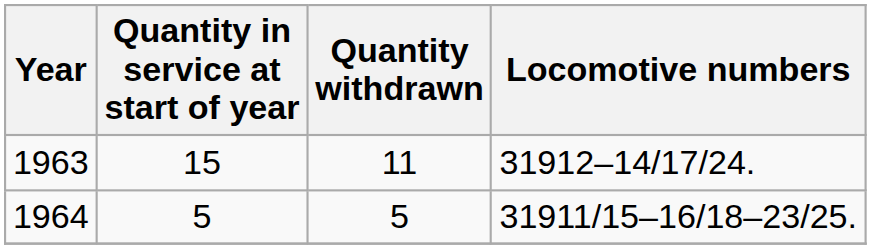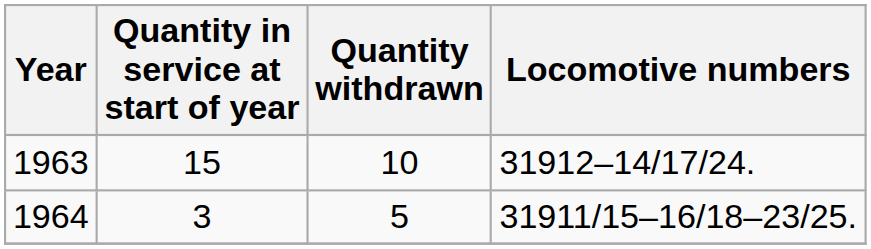(399, 162) 11 -> (399, 162) 10
(202, 216) 5 -> (202, 216) 3
